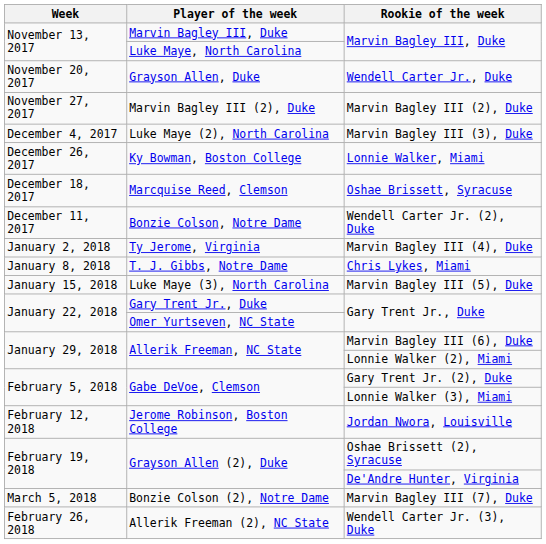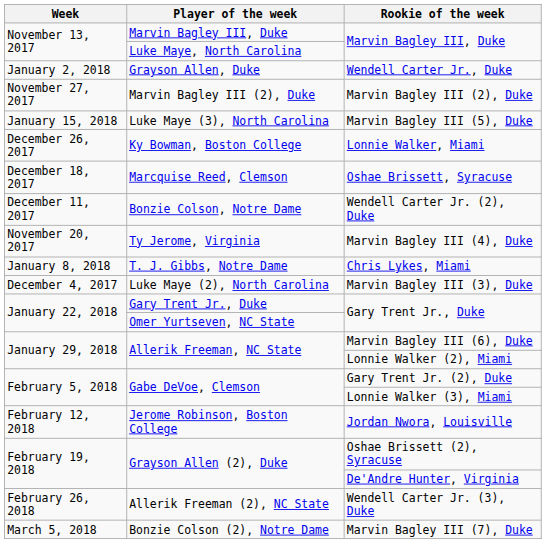(48, 76) November 20, 2017 -> (59, 70) January 2, 2018
rows swapped: (229, 133) <-> (229, 285)
(59, 248) January 2, 2018 -> (48, 241) November 20, 2017
rows swapped: (229, 523) <-> (229, 498)
